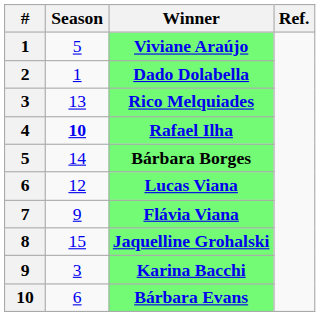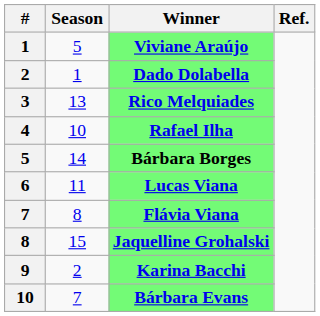(77, 130) bold -> (77, 130) normal
(77, 185) 12 -> (77, 185) 11
(77, 213) 9 -> (77, 213) 8
(77, 269) 3 -> (77, 269) 2
(77, 297) 6 -> (77, 297) 7
